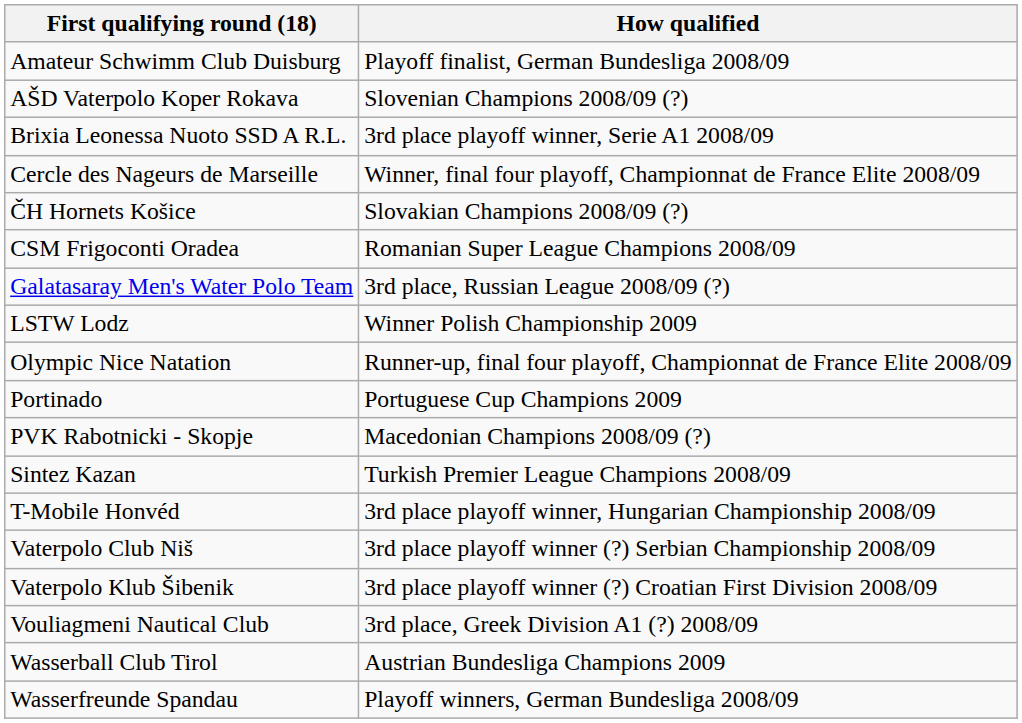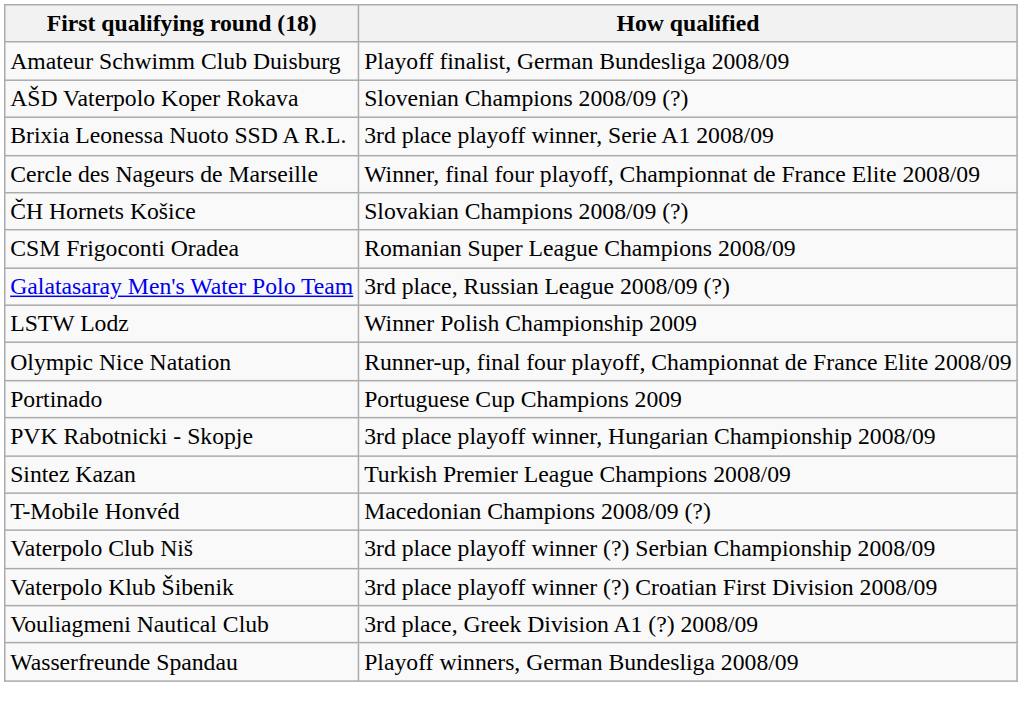(537, 436) Macedonian Champions 2008/09 (?) -> (650, 436) 3rd place playoff winner, Hungarian Championship 2008/09
(650, 511) 3rd place playoff winner, Hungarian Championship 2008/09 -> (537, 511) Macedonian Champions 2008/09 (?)
- row: (114, 661)
